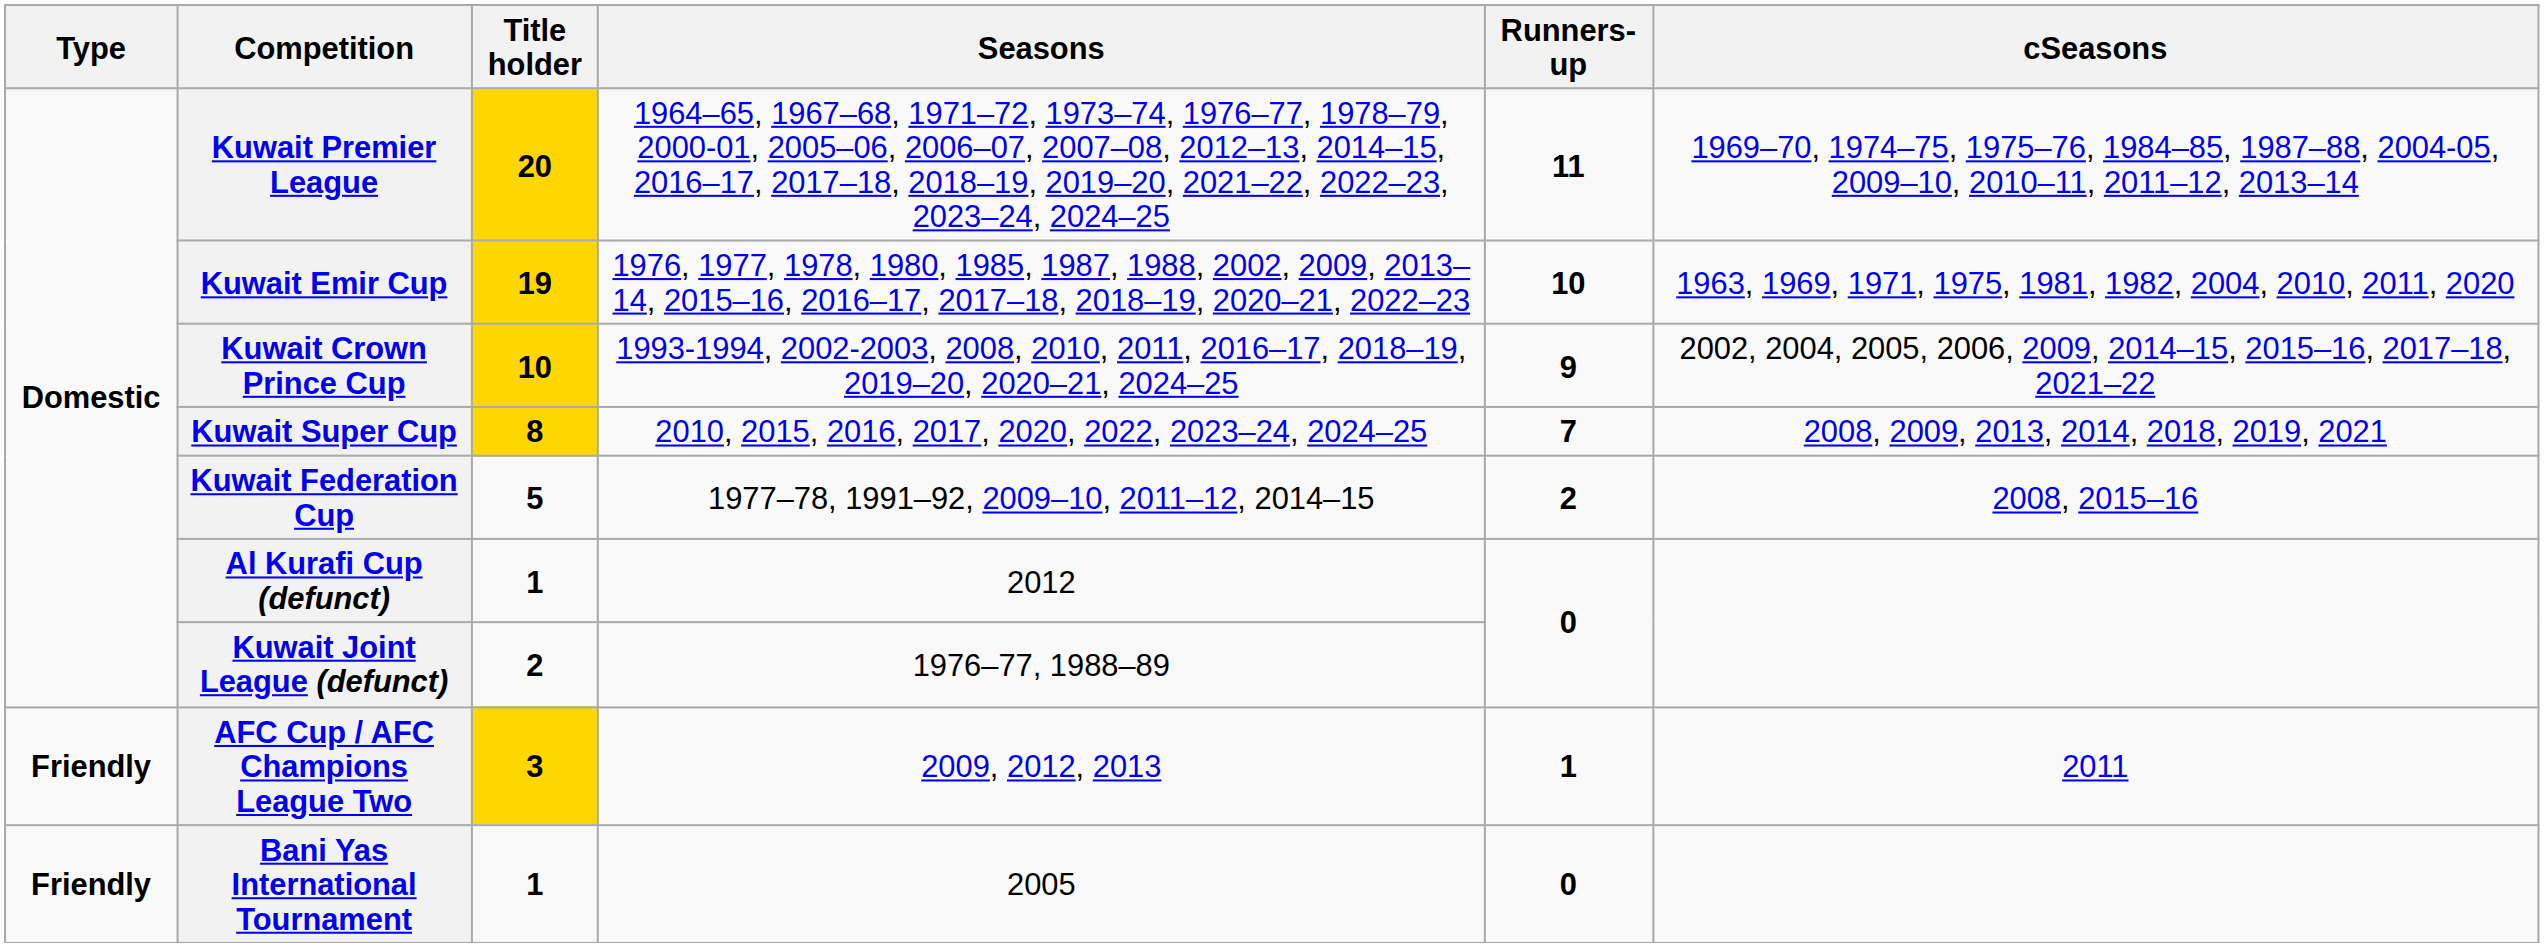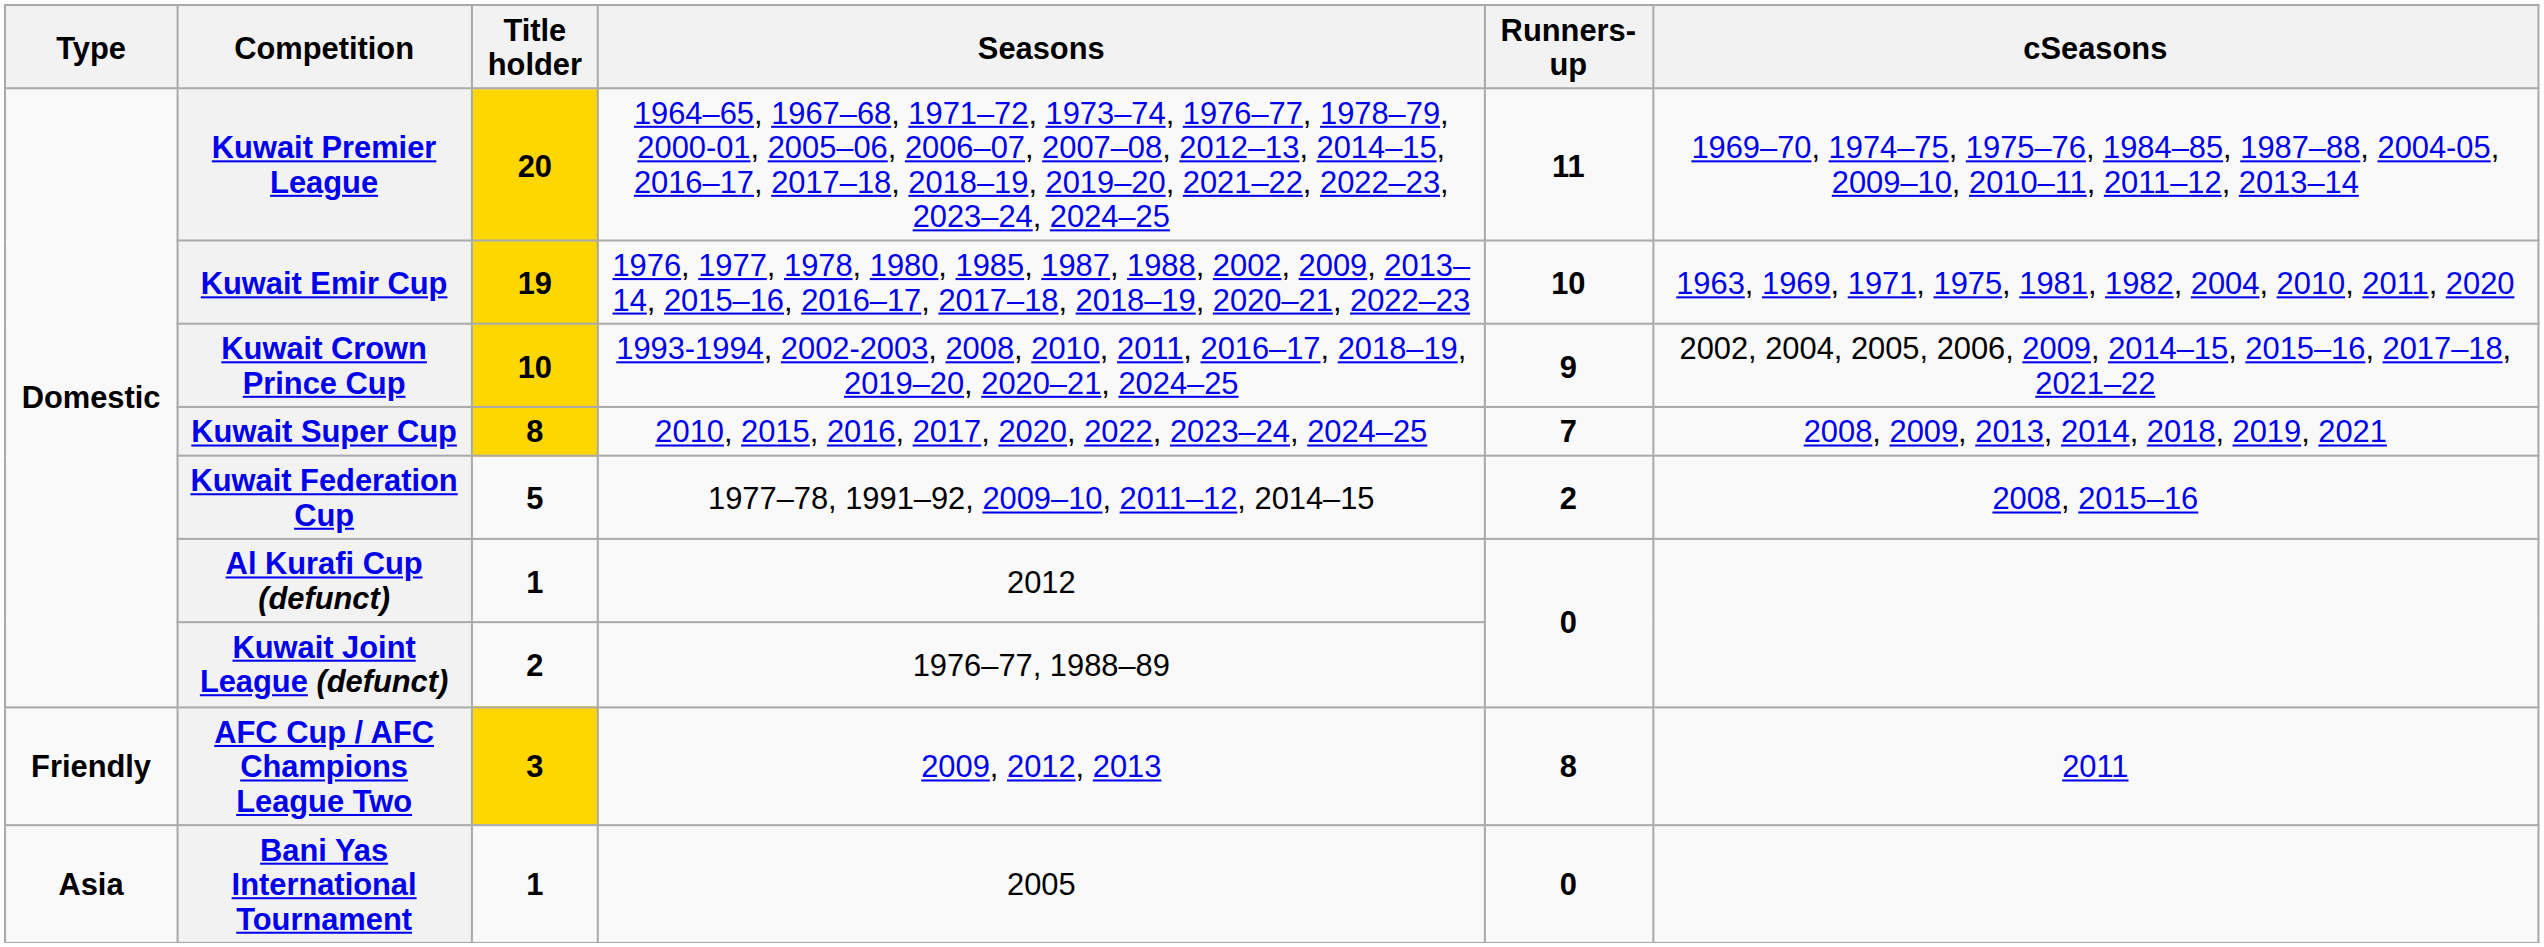(1568, 766) 1 -> (1568, 766) 8
(91, 883) Friendly -> (91, 883) Asia
